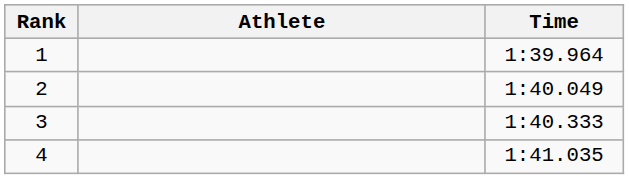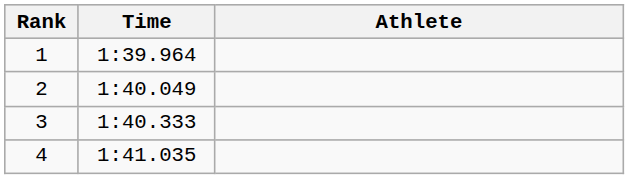columns swapped: (282, 22) <-> (554, 22)
